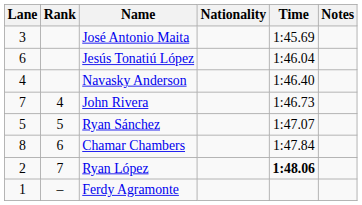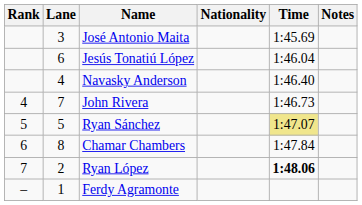columns swapped: (60, 15) <-> (23, 15)
(294, 124) no background -> (294, 124) khaki background
